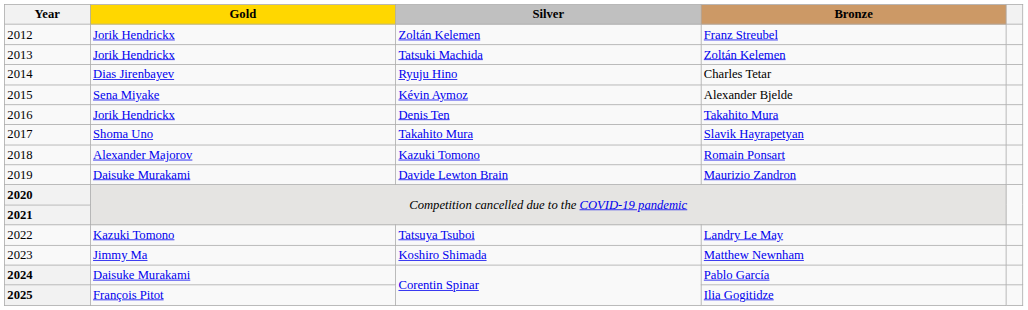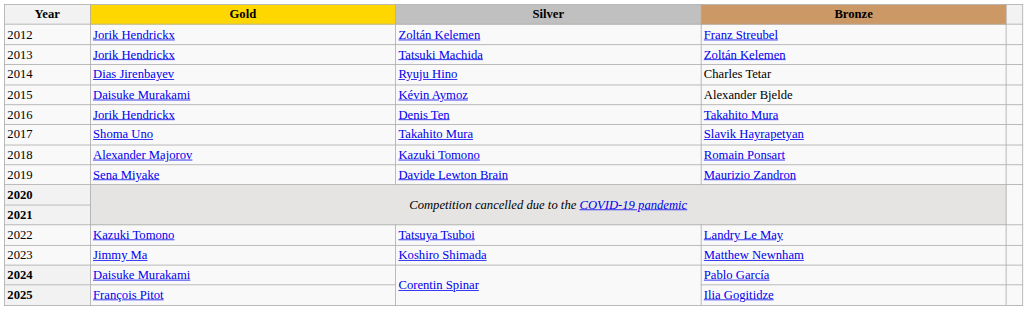(126, 94) Sena Miyake -> (142, 94) Daisuke Murakami
(142, 174) Daisuke Murakami -> (126, 174) Sena Miyake
